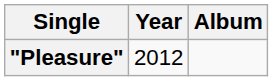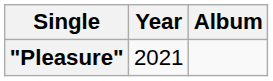(159, 57) 2012 -> (159, 57) 2021
